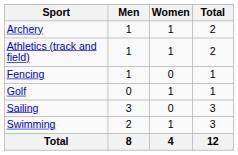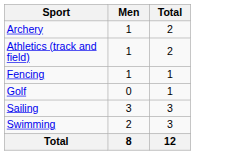- column: (171, 12)
